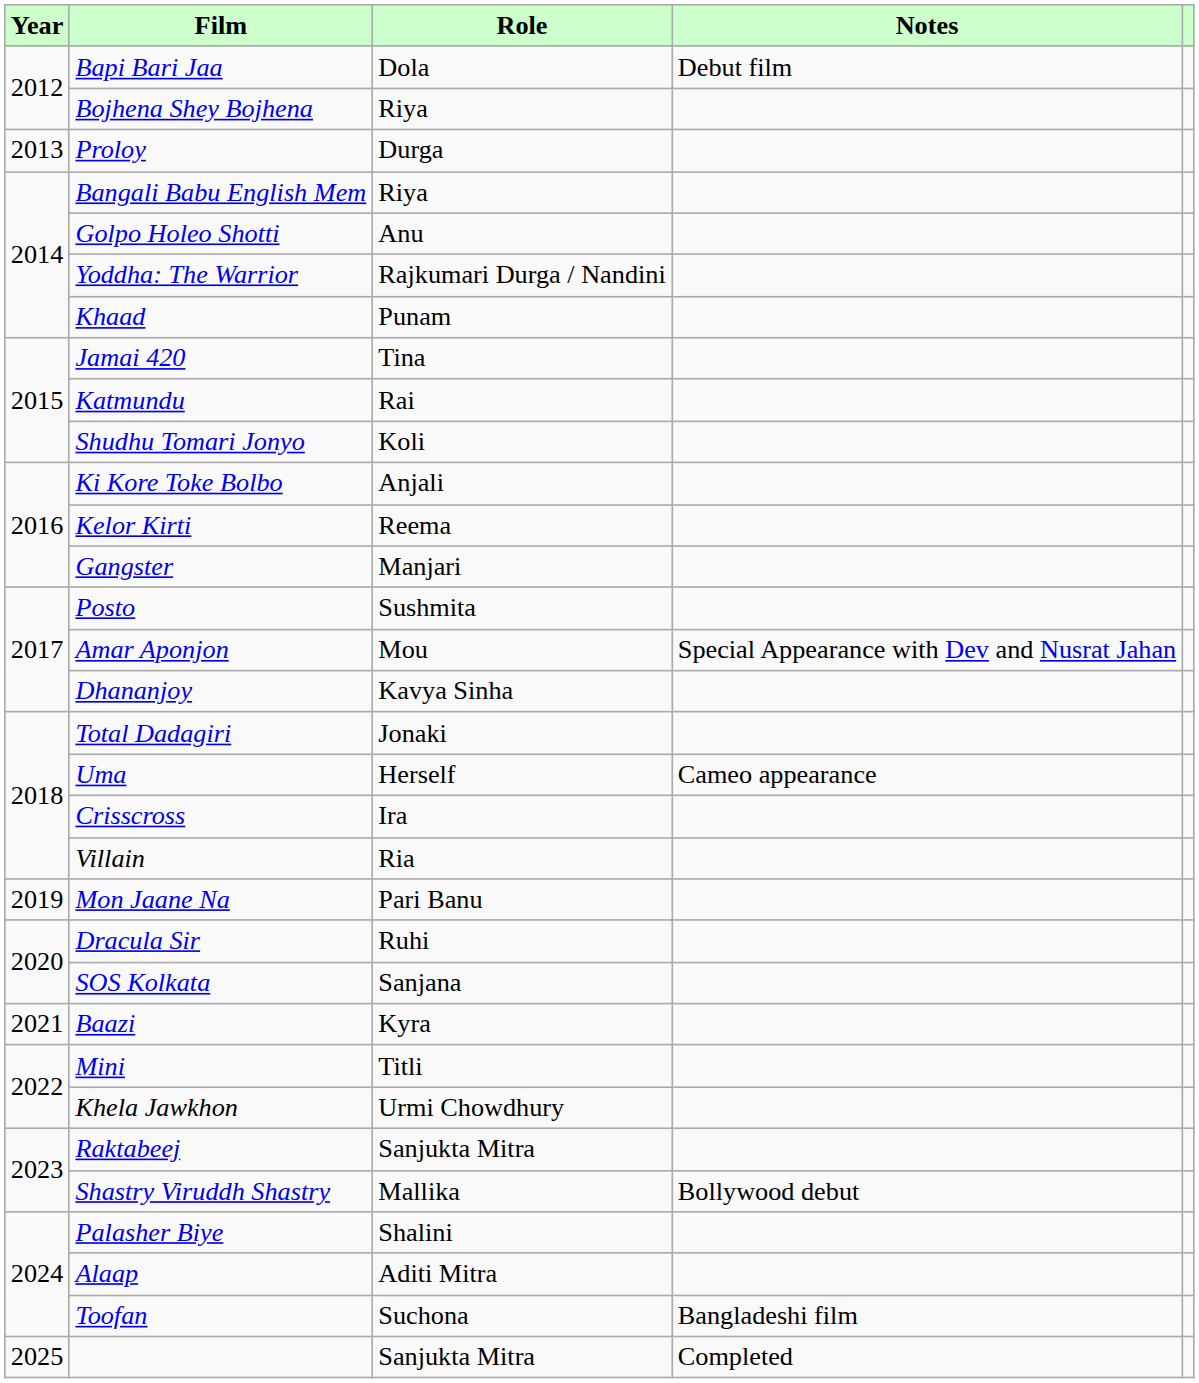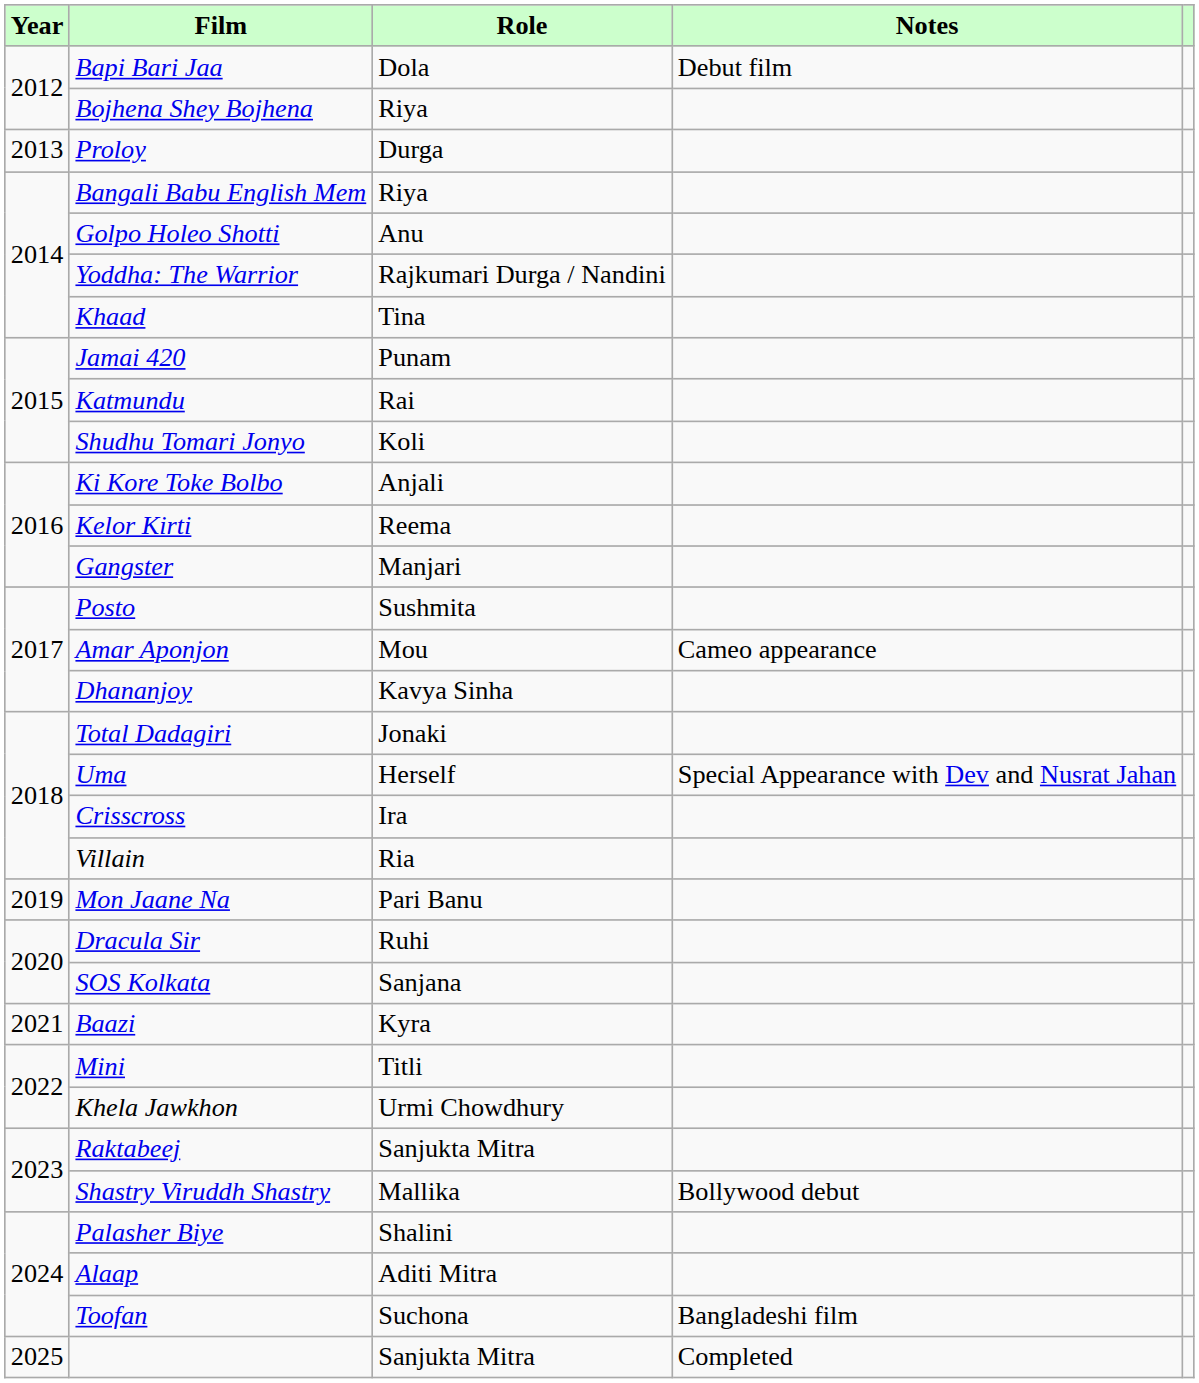(415, 316) Punam -> (402, 316) Tina
(402, 358) Tina -> (415, 358) Punam
(927, 649) Special Appearance with Dev and Nusrat Jahan -> (777, 649) Cameo appearance
(777, 774) Cameo appearance -> (927, 774) Special Appearance with Dev and Nusrat Jahan
